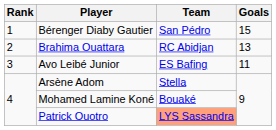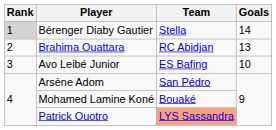(10, 30) no background -> (10, 30) lightgrey background
(185, 30) San Pédro -> (173, 30) Stella
(245, 30) 15 -> (245, 30) 14
(244, 64) 11 -> (245, 64) 10
(173, 82) Stella -> (185, 82) San Pédro
